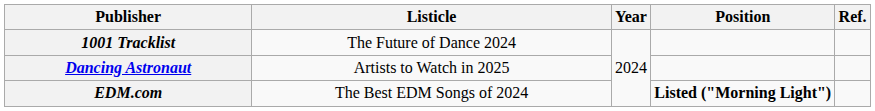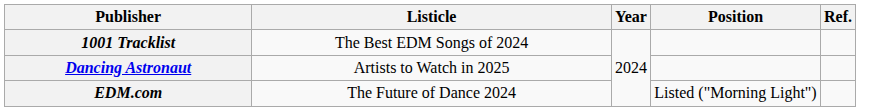(432, 42) The Future of Dance 2024 -> (432, 42) The Best EDM Songs of 2024
(432, 93) The Best EDM Songs of 2024 -> (432, 93) The Future of Dance 2024
(743, 93) bold -> (736, 93) normal
